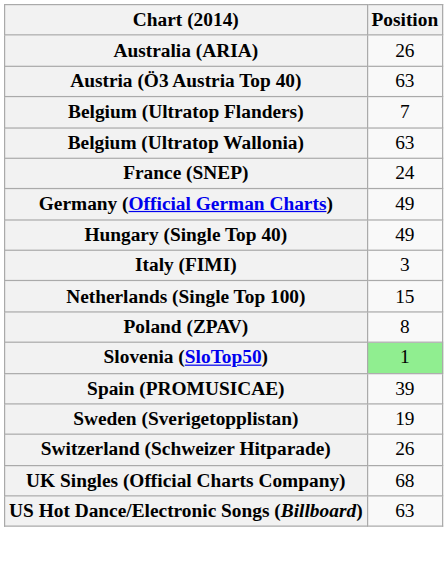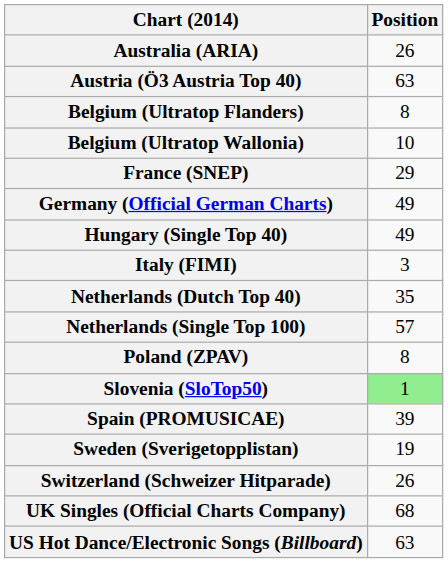(405, 111) 7 -> (405, 111) 8
(405, 142) 63 -> (405, 142) 10
(405, 173) 24 -> (405, 173) 29
+ row: (186, 296)
(405, 296) 15 -> (405, 326) 57
